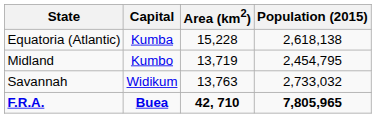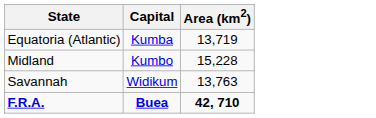- column: (312, 16)
(217, 39) 15,228 -> (217, 39) 13,719
(217, 60) 13,719 -> (217, 60) 15,228
